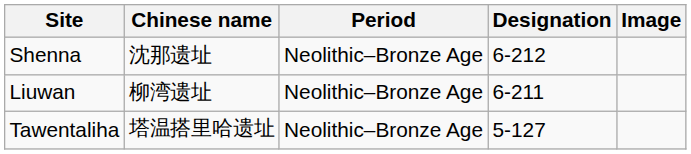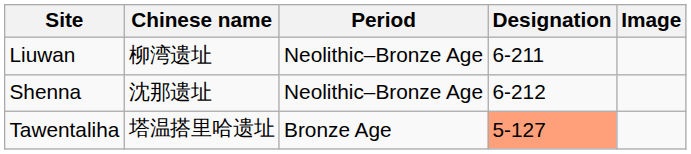rows swapped: (42, 92) <-> (45, 55)
(384, 129) Neolithic–Bronze Age -> (338, 129) Bronze Age
(519, 129) no background -> (519, 129) lightsalmon background
